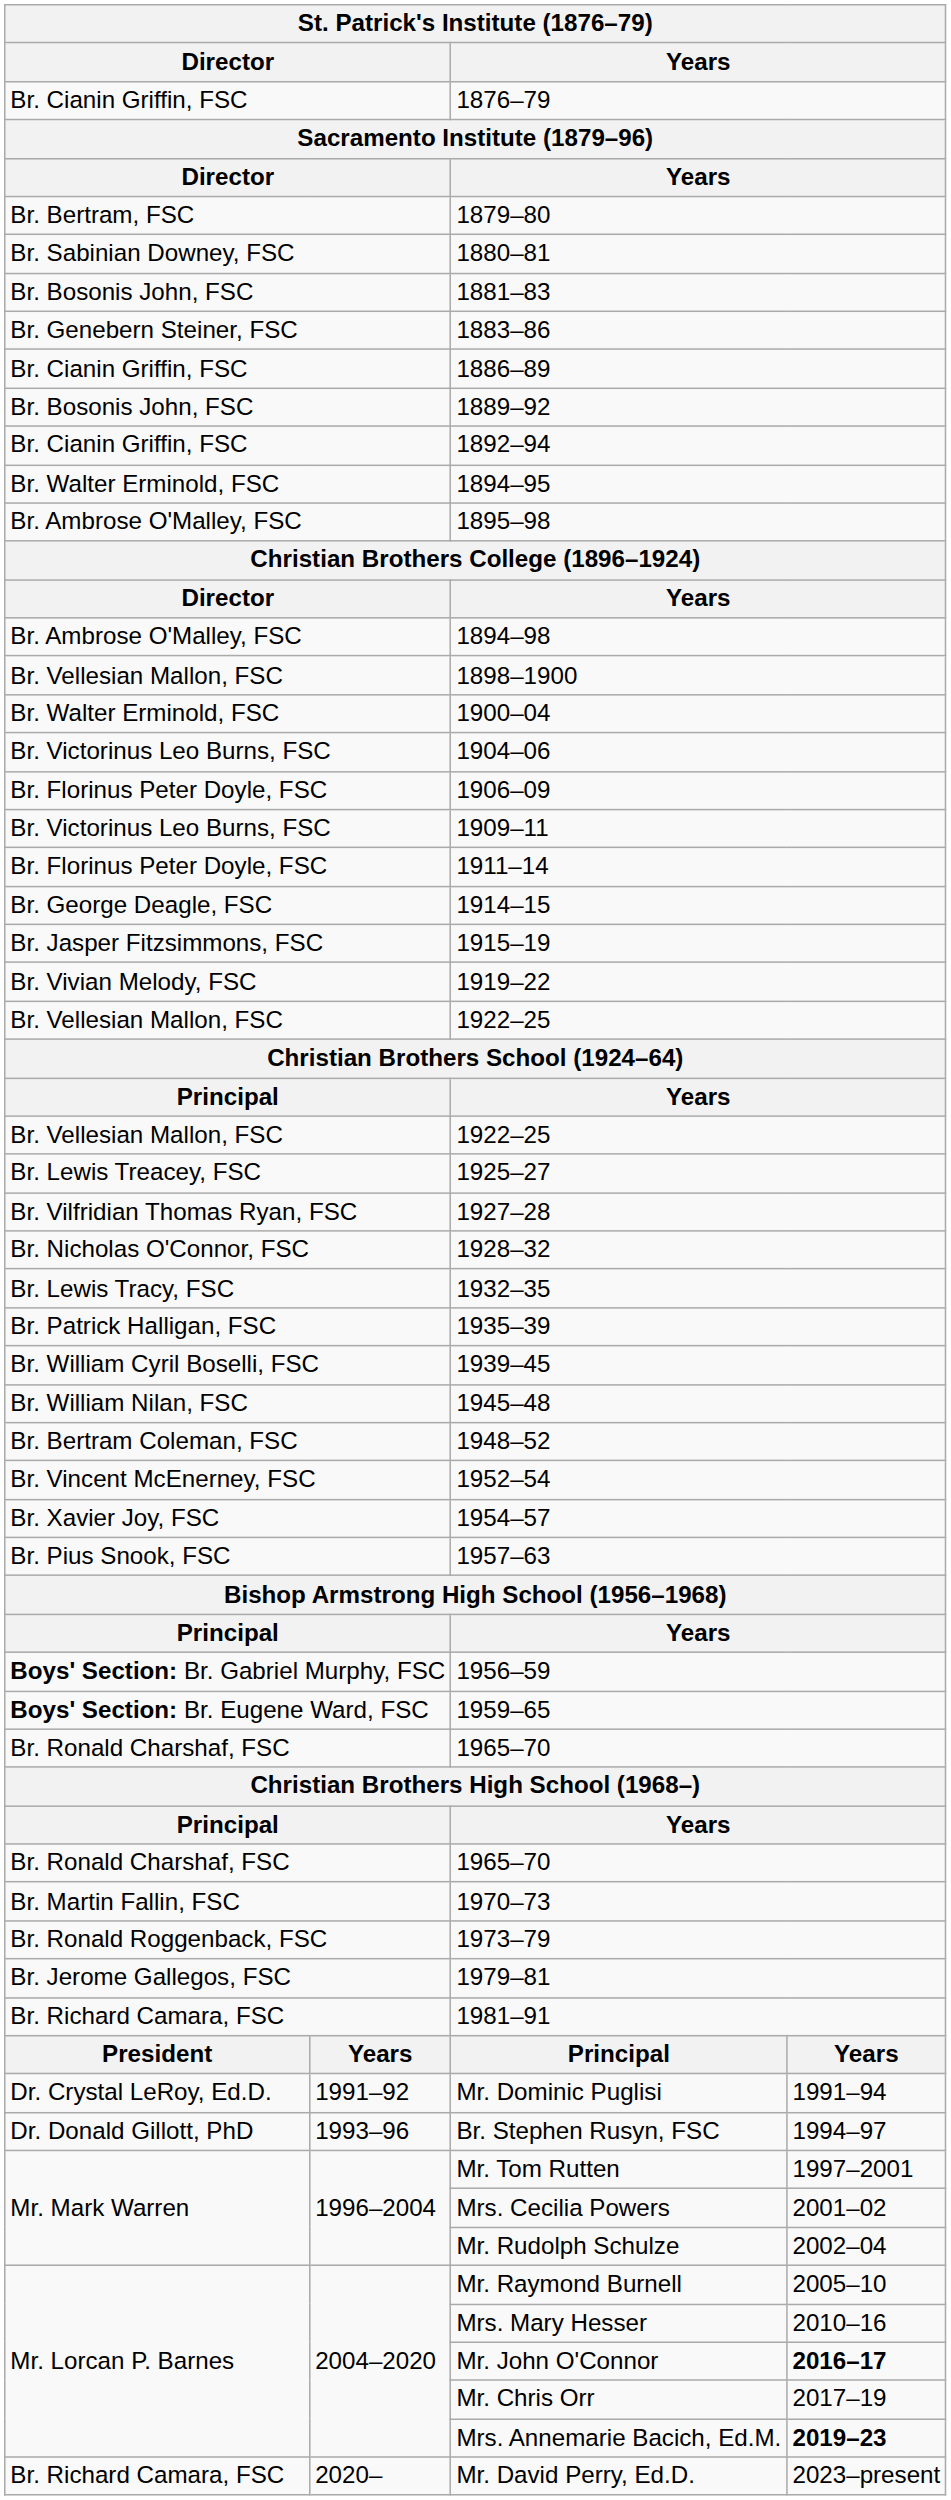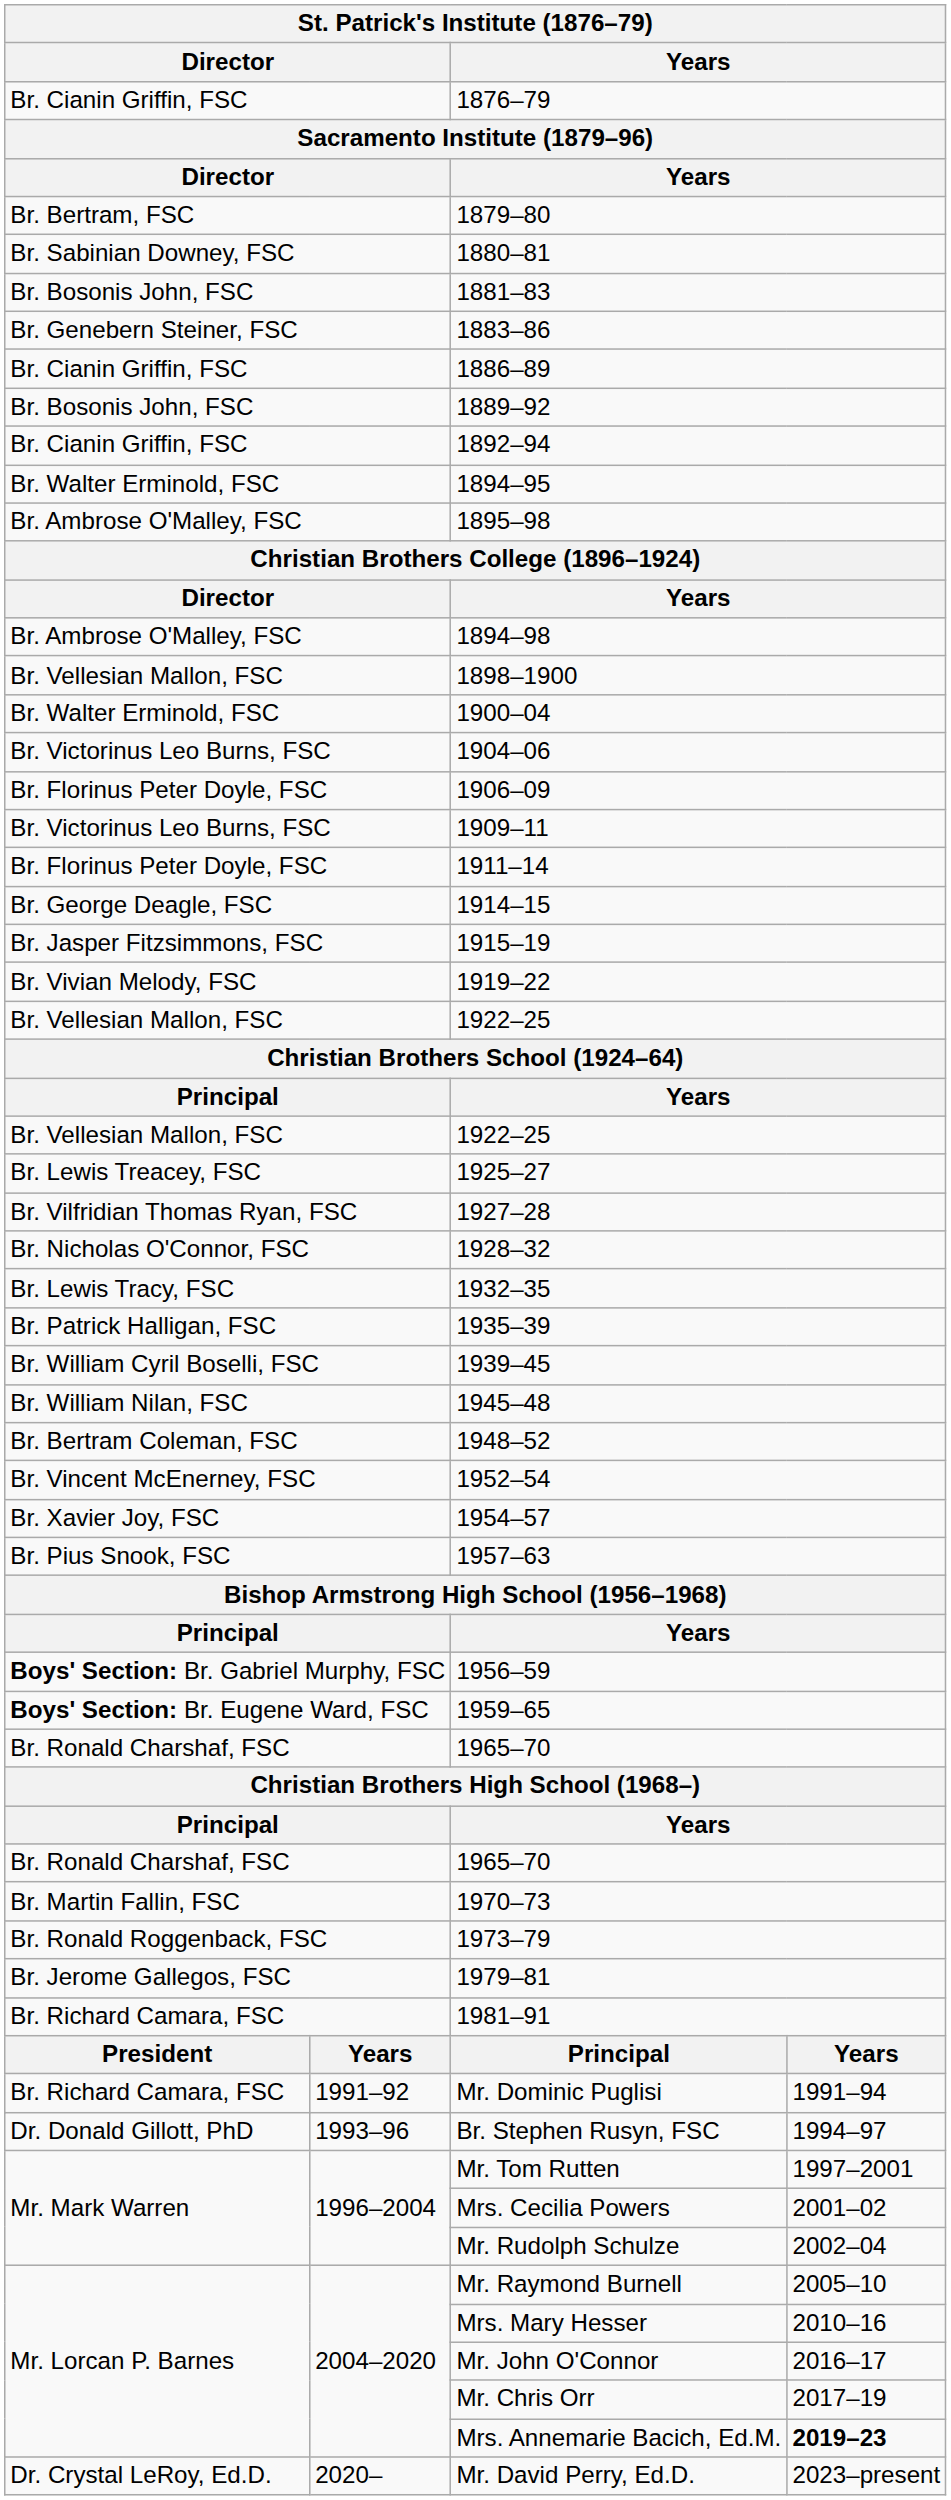(141, 2092) Dr. Crystal LeRoy, Ed.D. -> (147, 2092) Br. Richard Camara, FSC
(839, 2360) bold -> (839, 2360) normal
(147, 2475) Br. Richard Camara, FSC -> (141, 2475) Dr. Crystal LeRoy, Ed.D.
